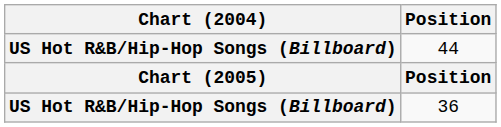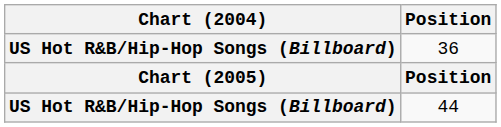rows swapped: (448, 49) <-> (448, 107)
